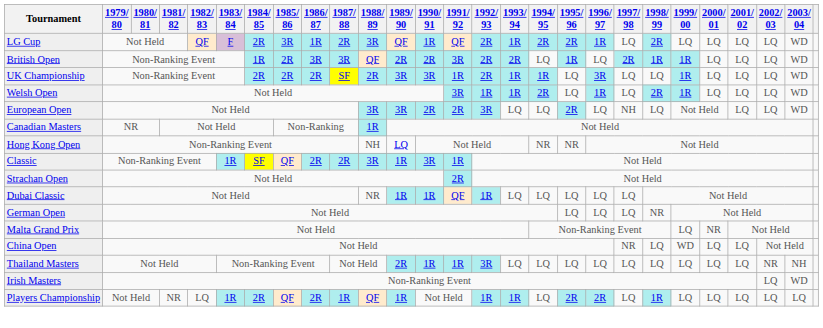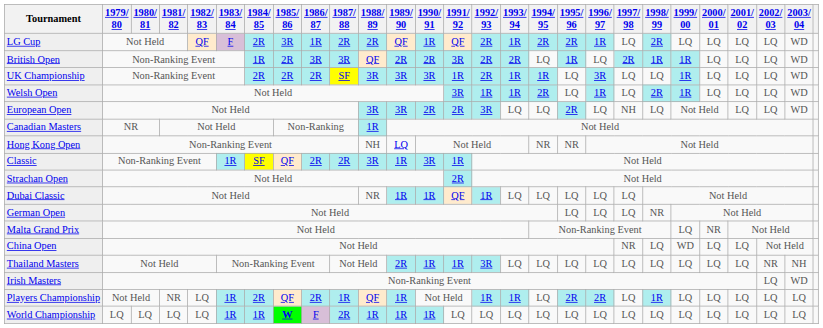(373, 41) 3R -> (373, 41) 2R
(373, 75) 2R -> (373, 75) 3R
+ row: (51, 314)
